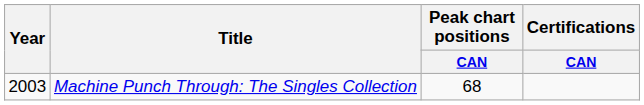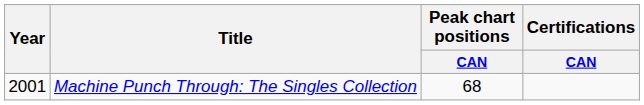(27, 86) 2003 -> (27, 86) 2001
